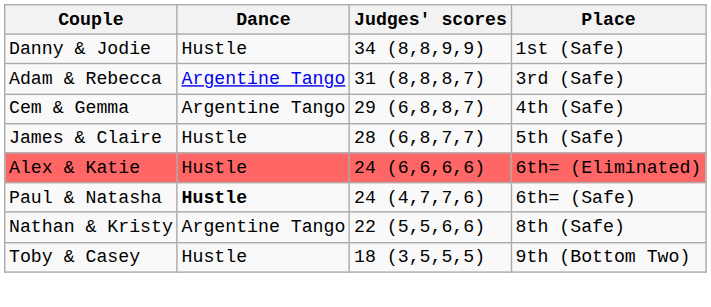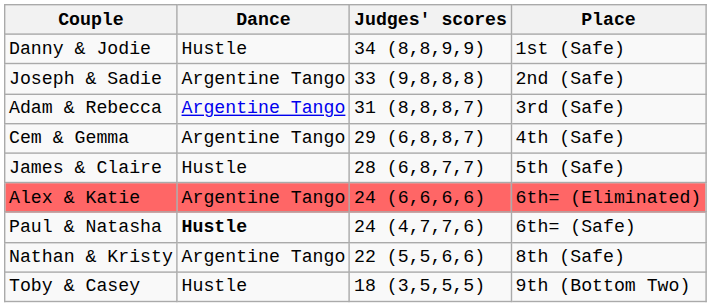+ row: (85, 79)
(214, 168) Hustle -> (263, 198) Argentine Tango
